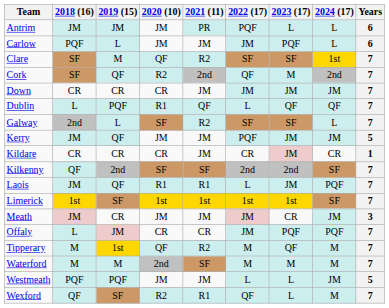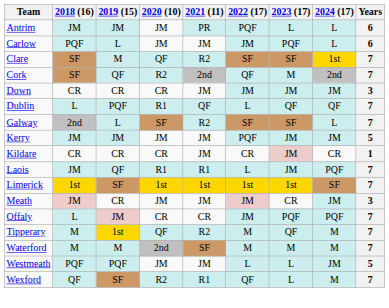(370, 91) 7 -> (370, 91) 3
(118, 138) QF -> (118, 138) JM
- row: (25, 169)
